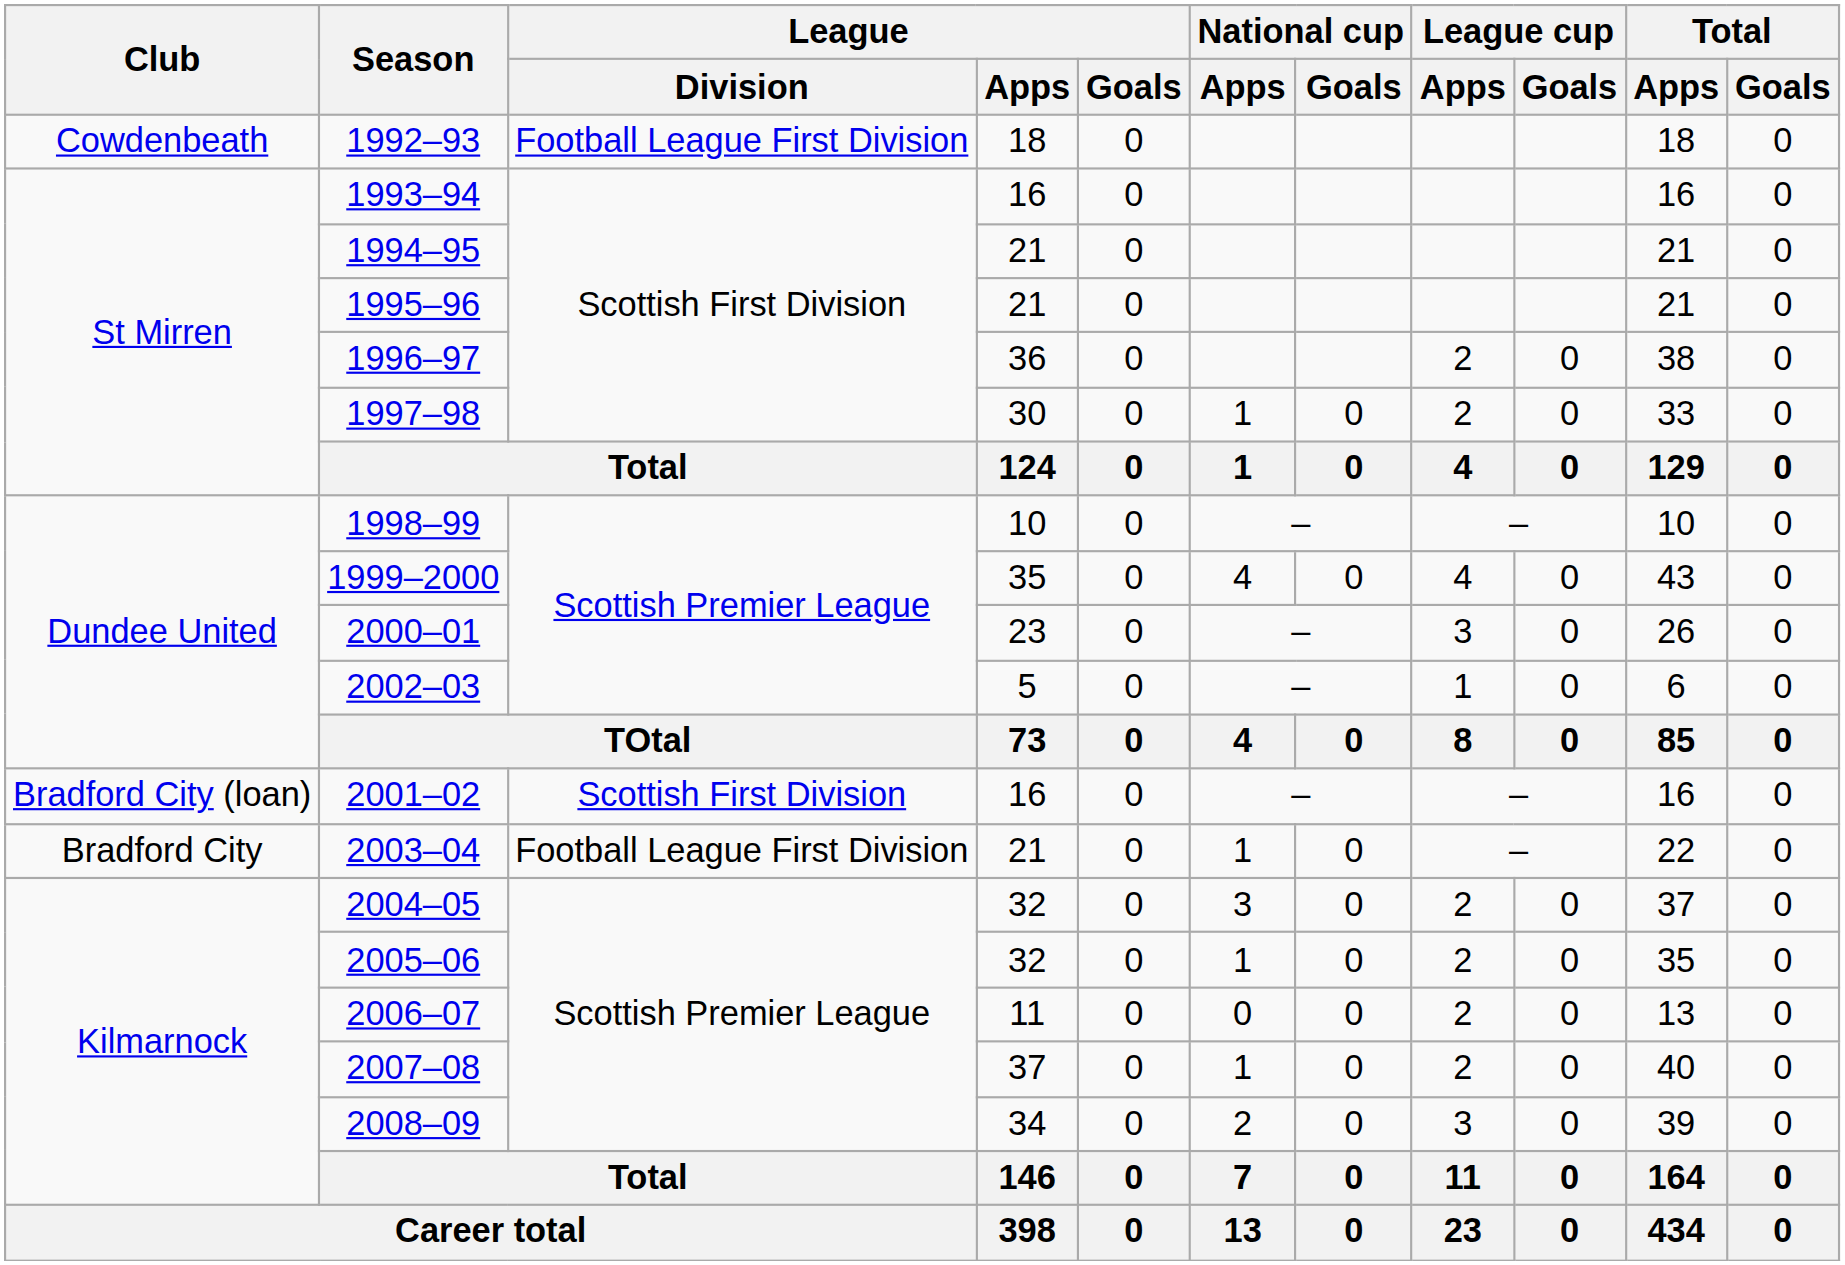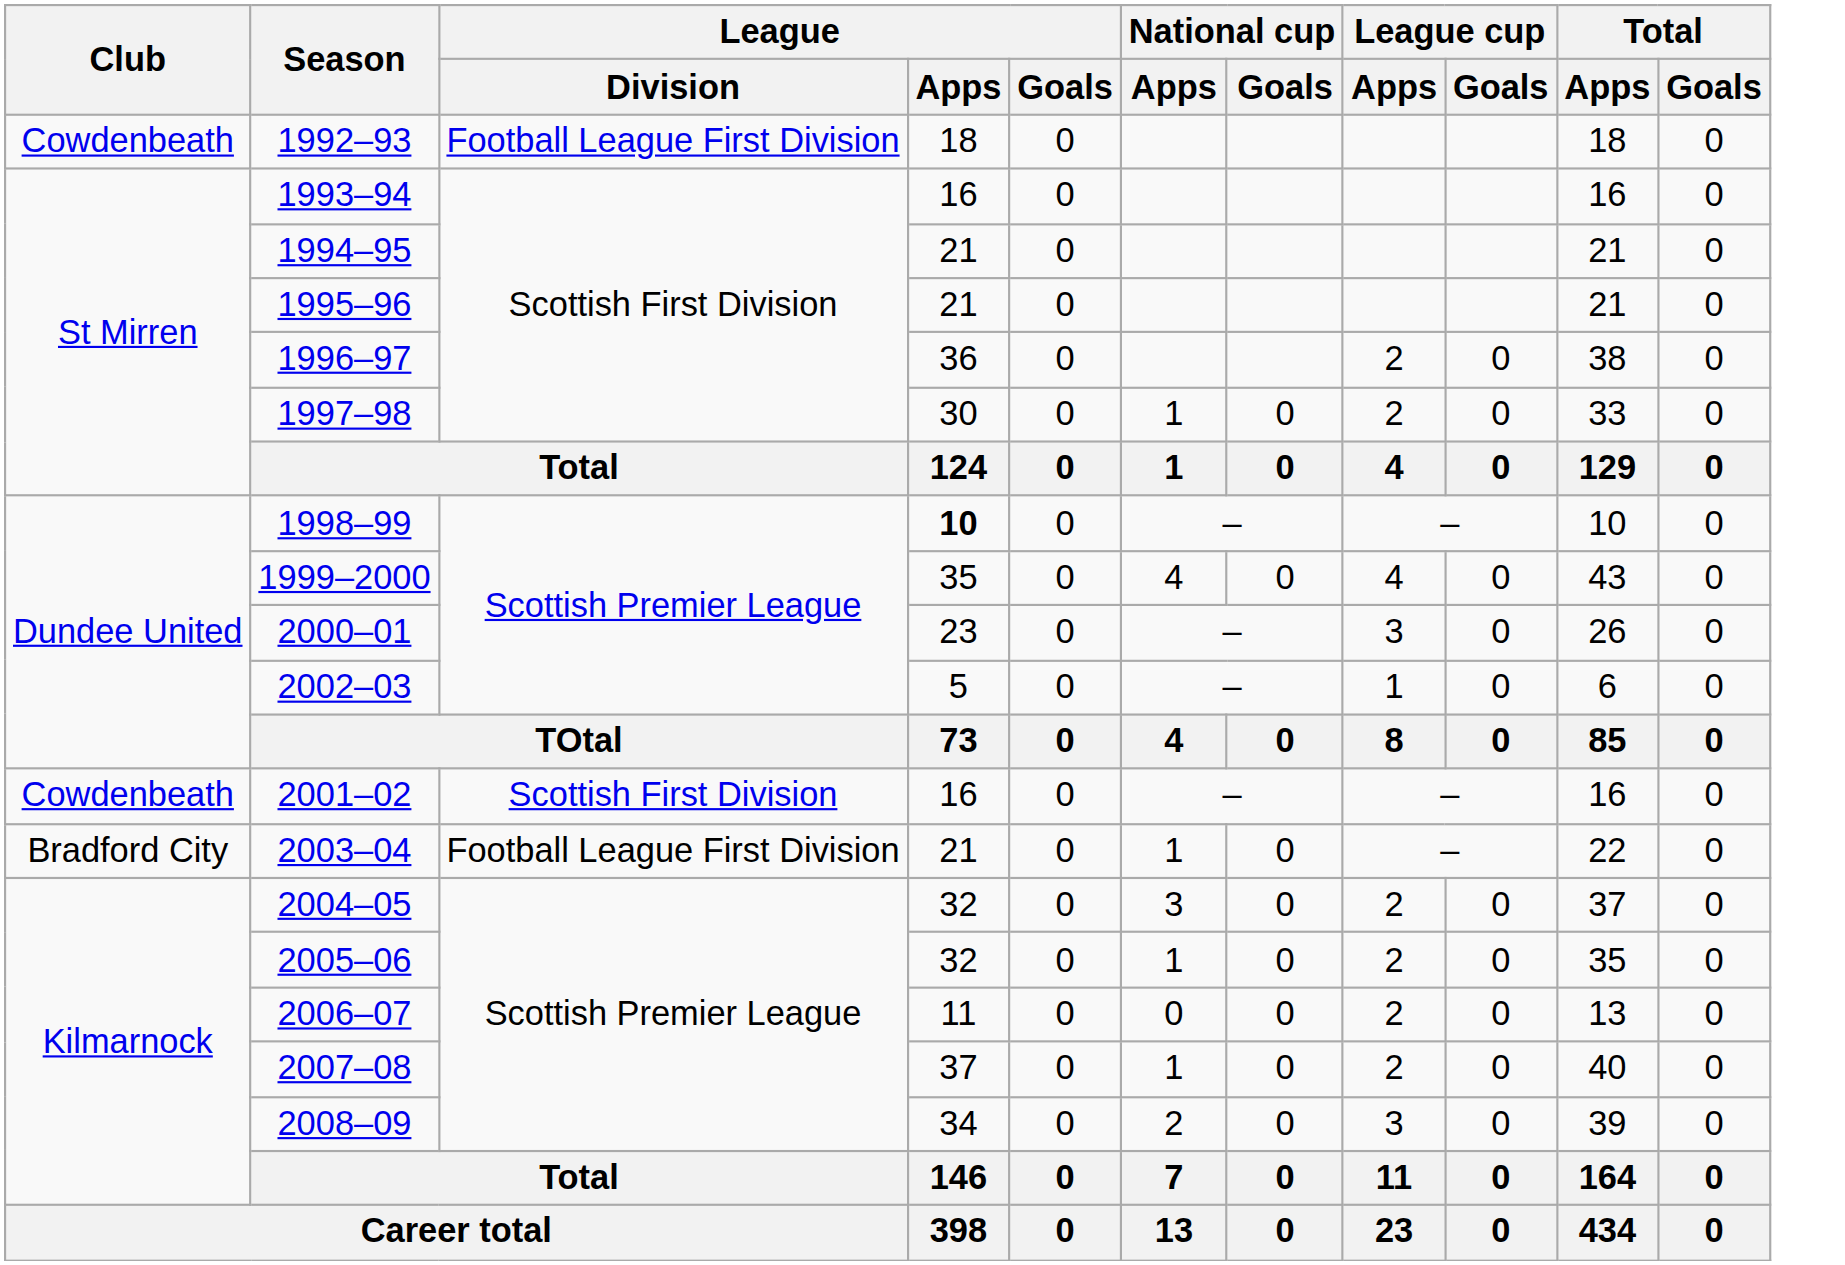(1027, 522) normal -> (958, 522) bold
(162, 795) Bradford City (loan) -> (128, 795) Cowdenbeath
